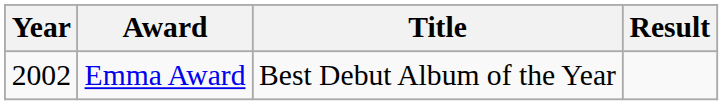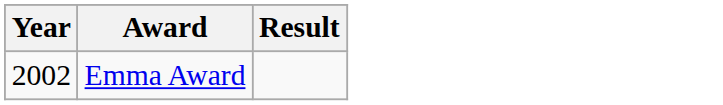- column: (437, 27)
